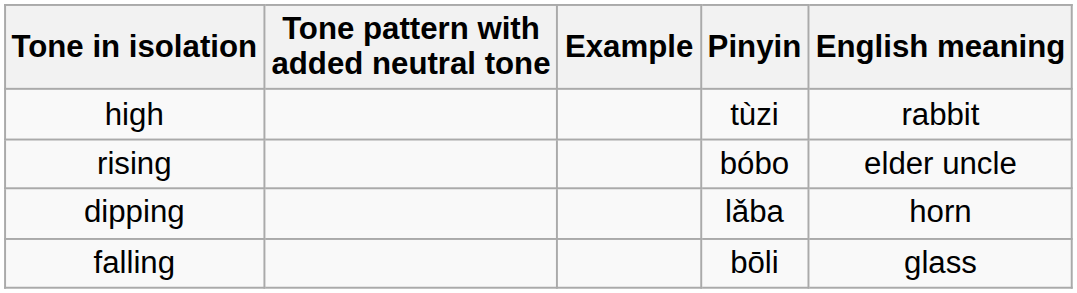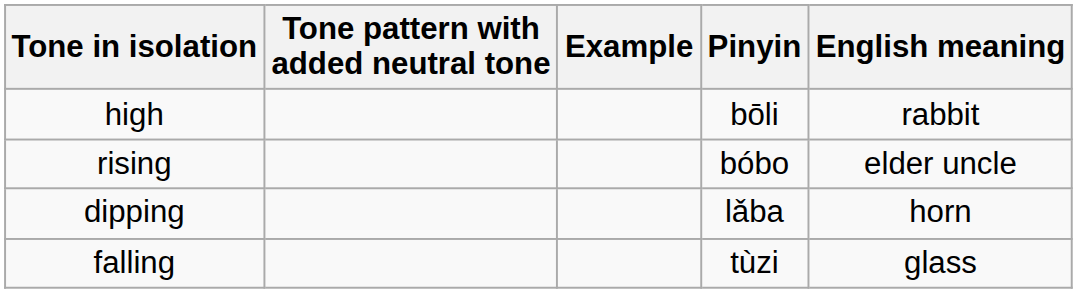(754, 113) tùzi -> (754, 113) bōli
(754, 262) bōli -> (754, 262) tùzi
